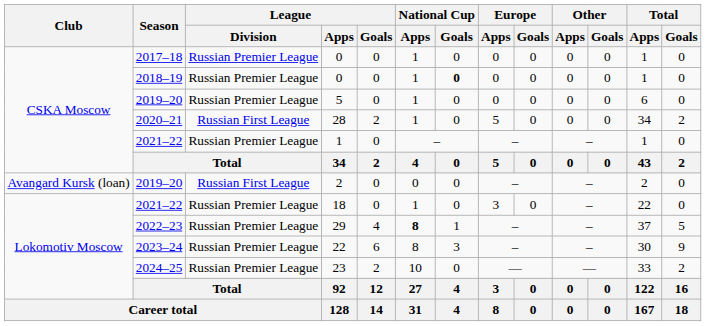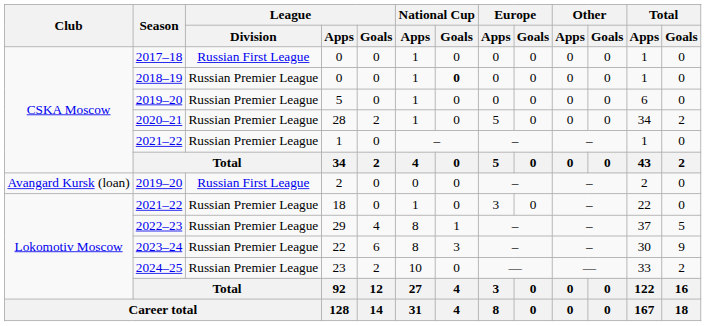(253, 57) Russian Premier League -> (253, 57) Russian First League
(253, 120) Russian First League -> (253, 120) Russian Premier League
(415, 225) bold -> (415, 225) normal
